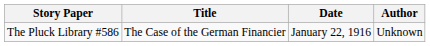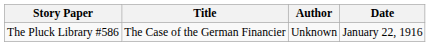columns swapped: (399, 13) <-> (331, 13)
